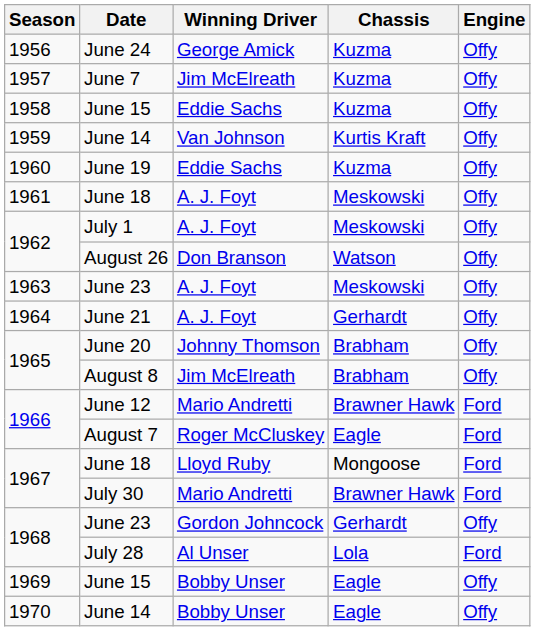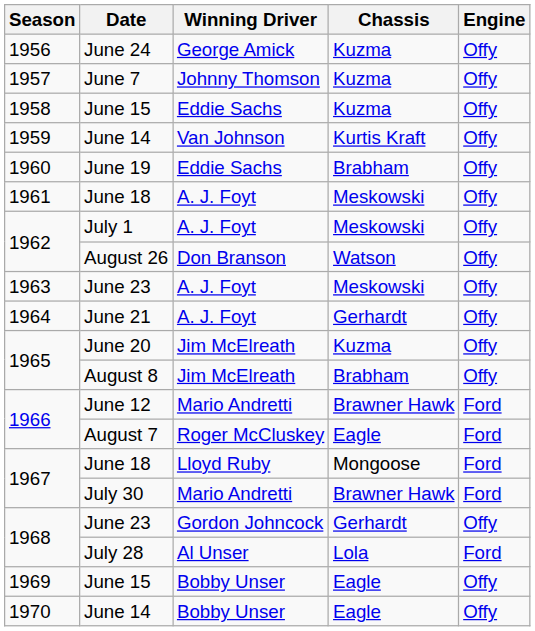(236, 79) Jim McElreath -> (248, 79) Johnny Thomson
(362, 168) Kuzma -> (371, 168) Brabham
(248, 345) Johnny Thomson -> (236, 345) Jim McElreath
(371, 345) Brabham -> (362, 345) Kuzma
